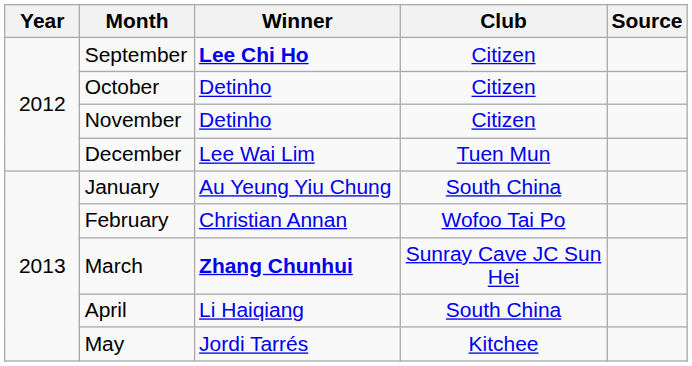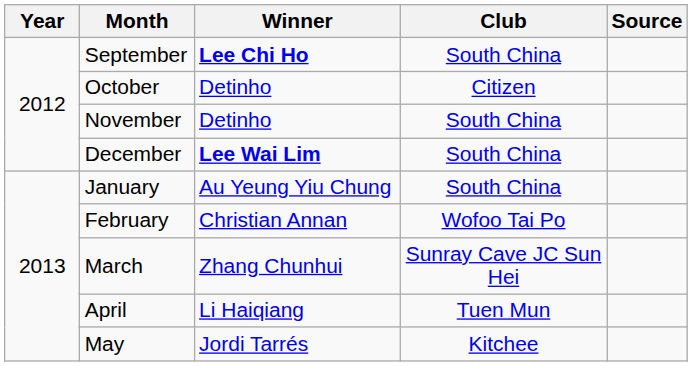(504, 54) Citizen -> (504, 54) South China
(504, 120) Citizen -> (504, 120) South China
(257, 154) normal -> (260, 154) bold
(504, 154) Tuen Mun -> (504, 154) South China
(276, 265) bold -> (271, 265) normal
(504, 310) South China -> (504, 310) Tuen Mun
